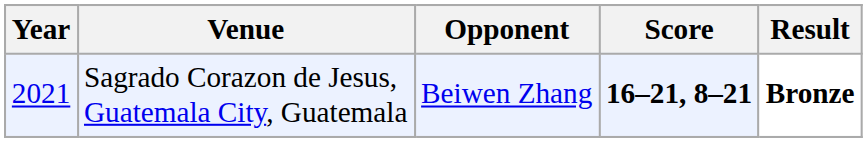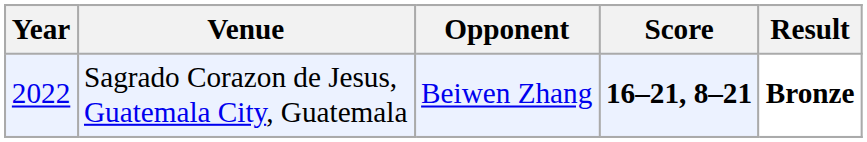(41, 94) 2021 -> (41, 94) 2022
